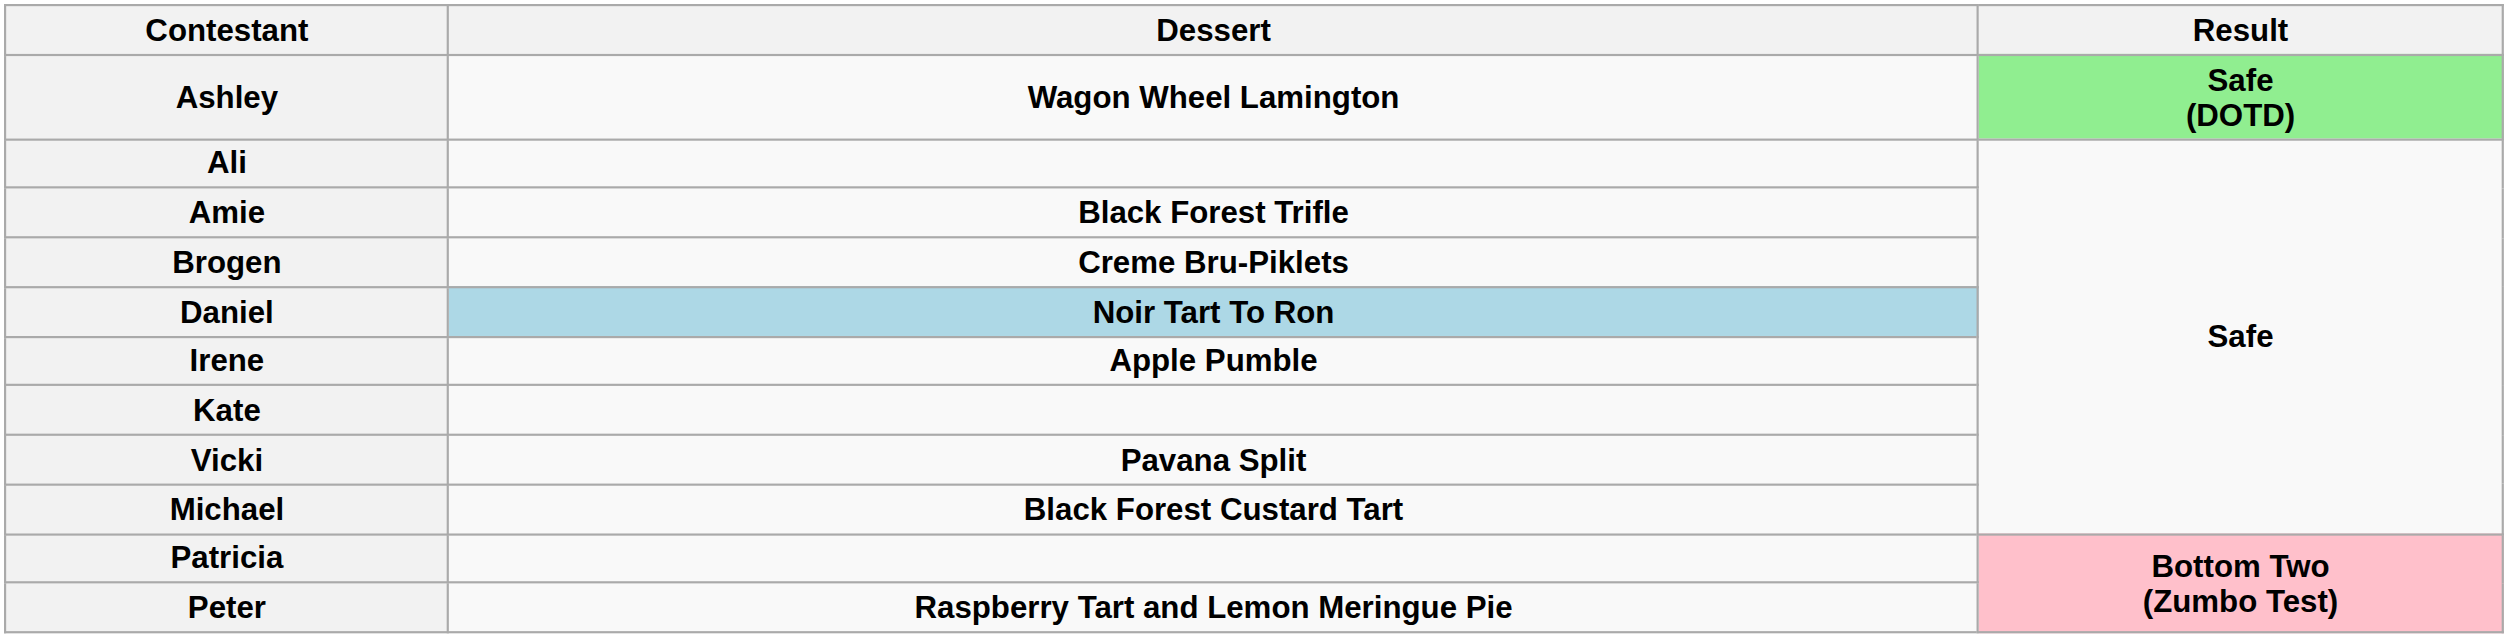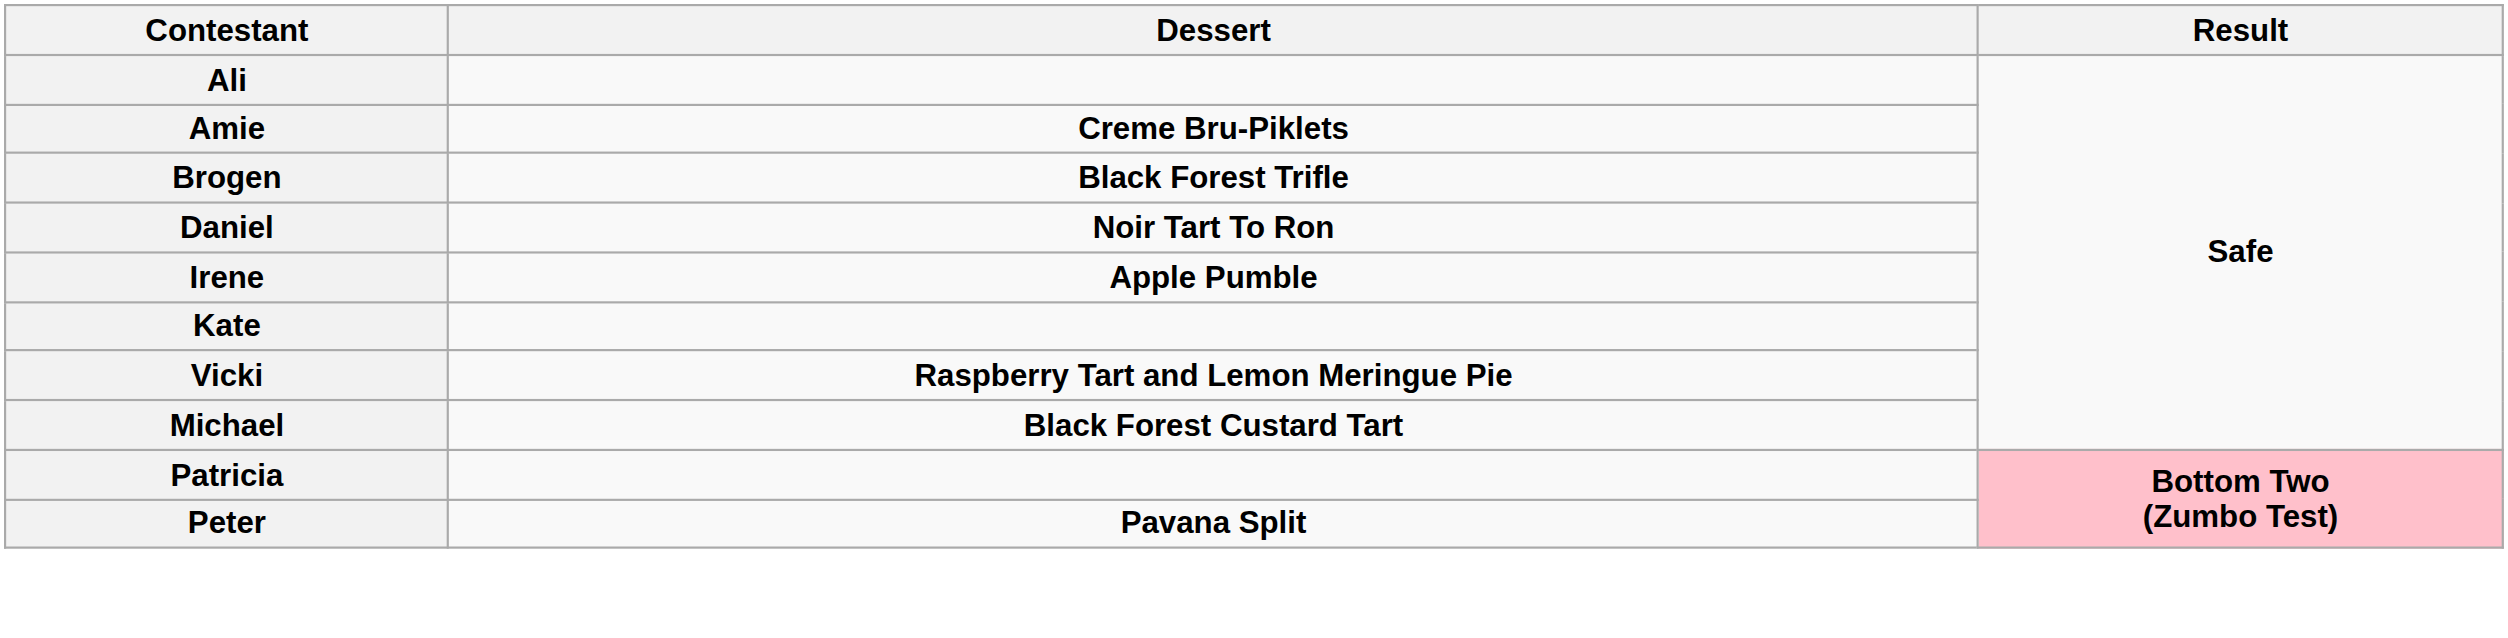- row: (227, 97)
(1214, 213) Black Forest Trifle -> (1214, 129) Creme Bru-Piklets
(1214, 262) Creme Bru-Piklets -> (1214, 178) Black Forest Trifle
(1214, 312) lightblue background -> (1214, 228) no background
(1214, 460) Pavana Split -> (1214, 376) Raspberry Tart and Lemon Meringue Pie
(1214, 608) Raspberry Tart and Lemon Meringue Pie -> (1214, 524) Pavana Split
